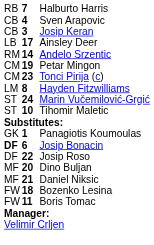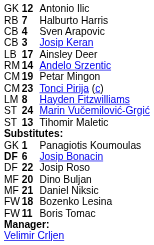+ row: (64, 9)
(27, 111) 10 -> (27, 122) 13
